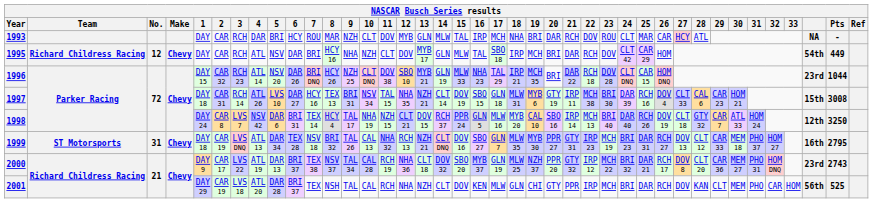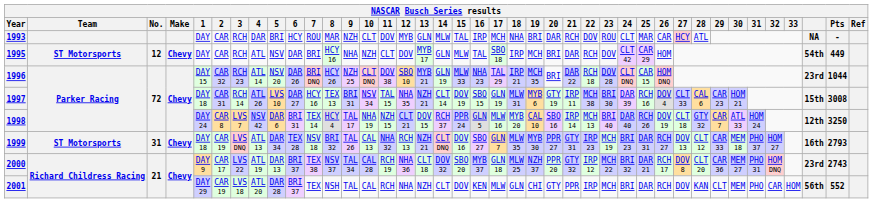(87, 54) Richard Childress Racing -> (87, 54) ST Motorsports
(498, 98) GLN 18 -> (498, 98) GLN 19
(837, 142) 2795 -> (837, 142) 2793
(498, 164) GLN 19 -> (498, 164) GLN 18
(837, 186) 525 -> (837, 186) 552
